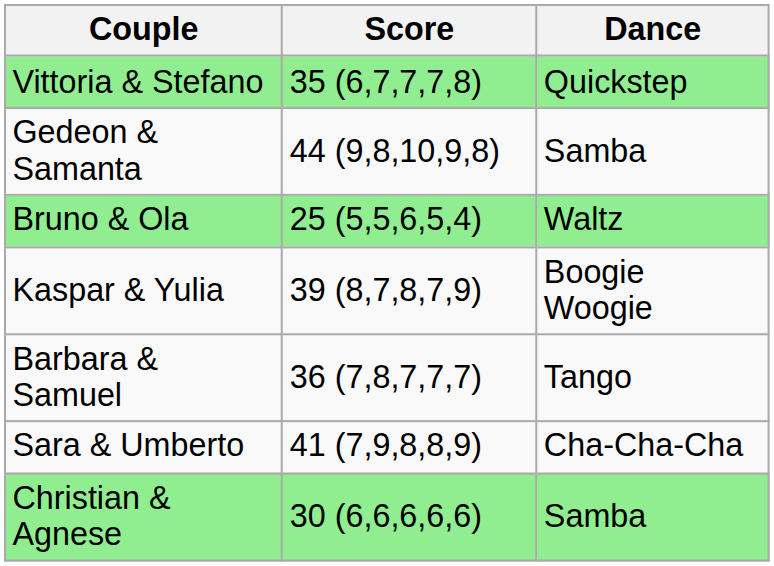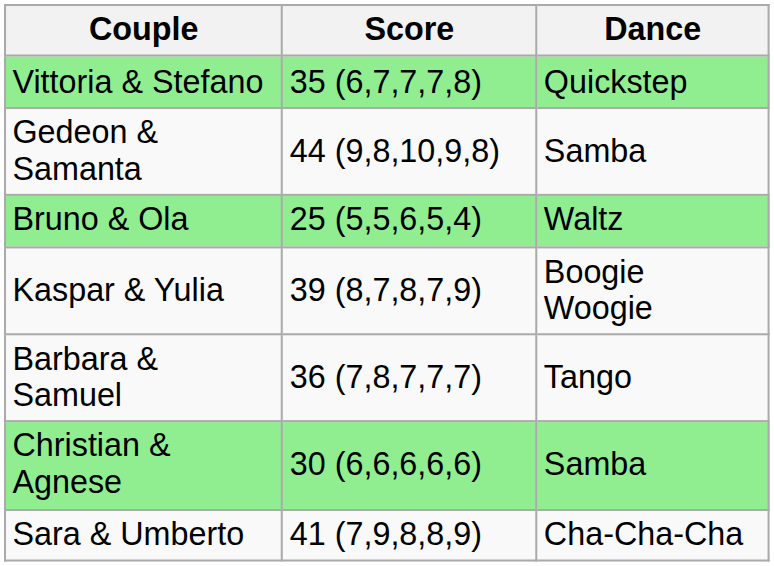rows swapped: (128, 446) <-> (91, 516)
